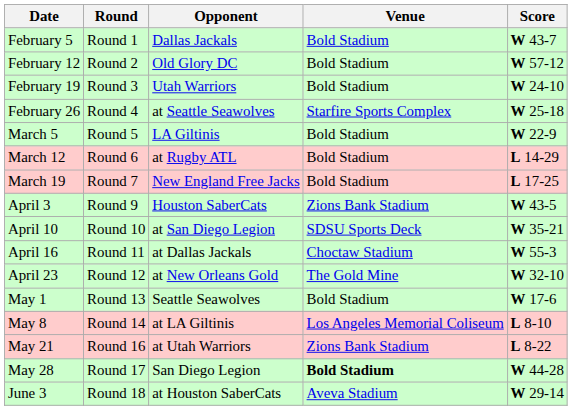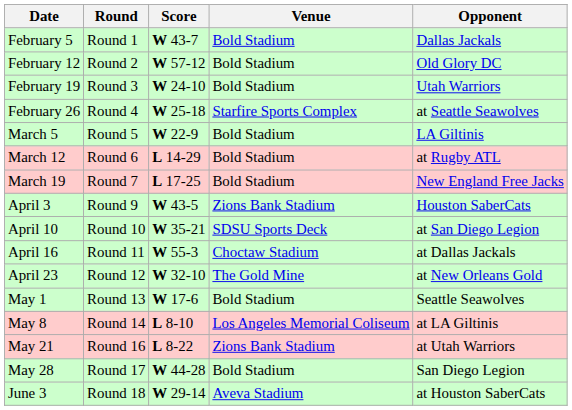columns swapped: (226, 16) <-> (537, 16)
(350, 370) bold -> (254, 370) normal
